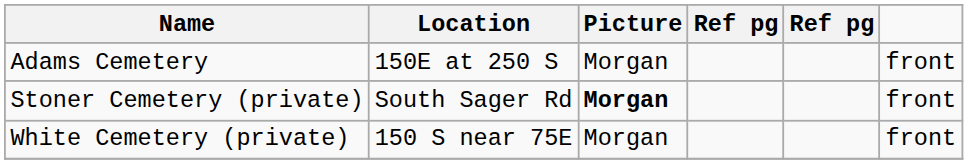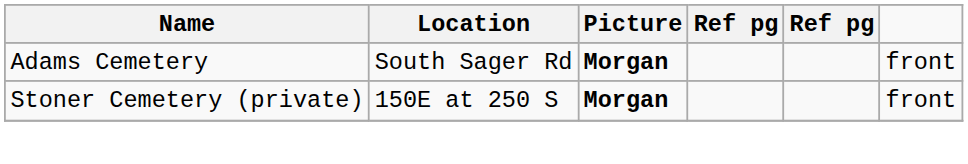(467, 62) 150E at 250 S -> (474, 62) South Sager Rd
(626, 62) normal -> (626, 62) bold
(474, 101) South Sager Rd -> (467, 101) 150E at 250 S
- row: (180, 139)
